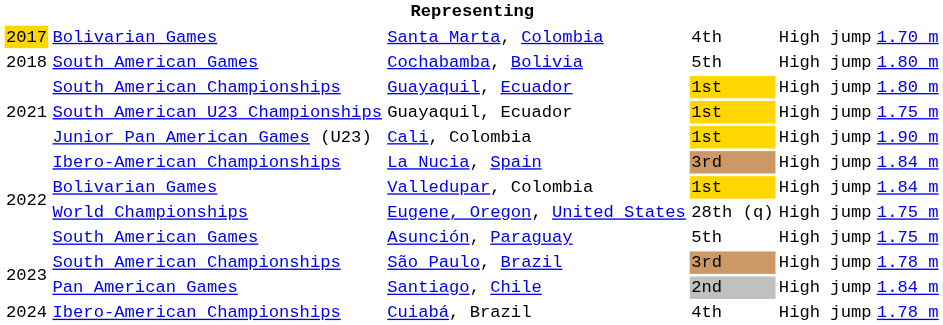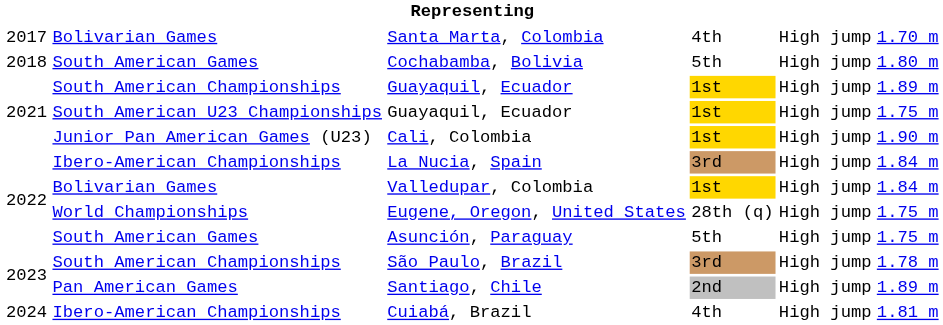(27, 37) gold background -> (27, 37) no background
(908, 87) 1.80 m -> (908, 87) 1.89 m
(908, 288) 1.84 m -> (908, 288) 1.89 m
(908, 313) 1.78 m -> (908, 313) 1.81 m
